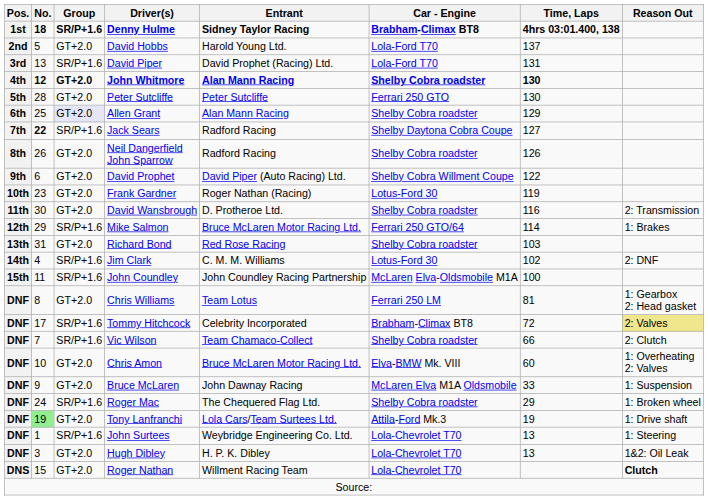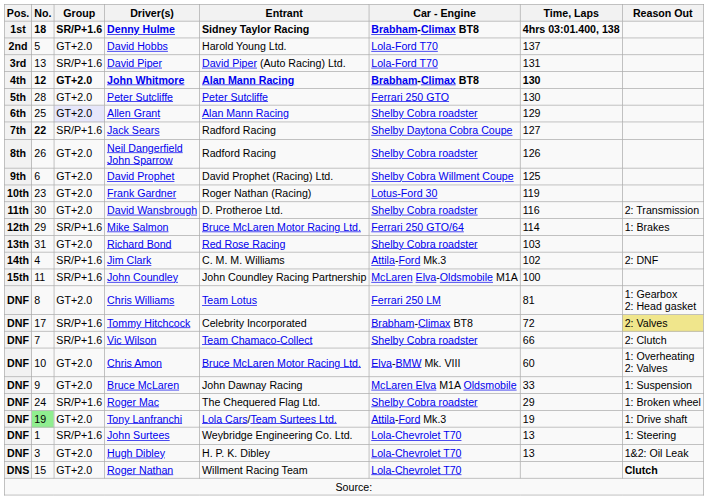(268, 63) David Prophet (Racing) Ltd. -> (274, 63) David Piper (Auto Racing) Ltd.
(428, 80) Shelby Cobra roadster -> (425, 80) Brabham-Climax BT8
(274, 176) David Piper (Auto Racing) Ltd. -> (268, 176) David Prophet (Racing) Ltd.
(532, 176) 122 -> (532, 176) 125
(404, 261) Lotus-Ford 30 -> (409, 261) Attila-Ford Mk.3
